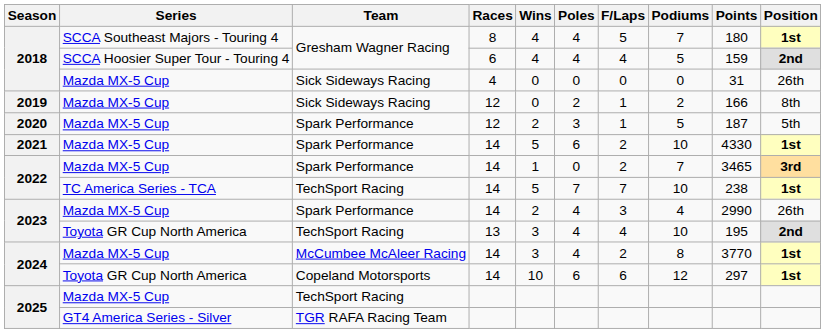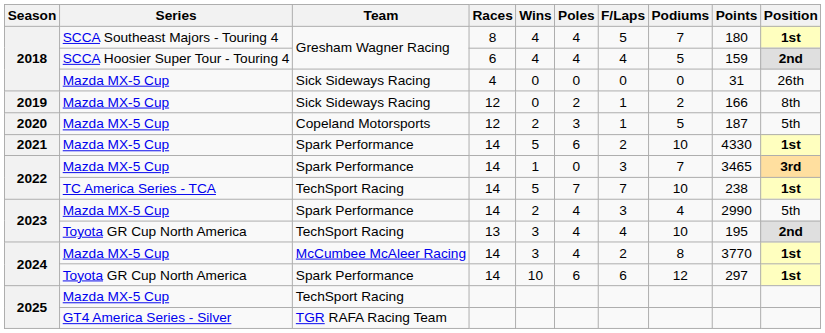(355, 124) Spark Performance -> (363, 124) Copeland Motorsports
(623, 167) 2 -> (623, 167) 3
(791, 210) 26th -> (791, 210) 5th
(363, 275) Copeland Motorsports -> (355, 275) Spark Performance
